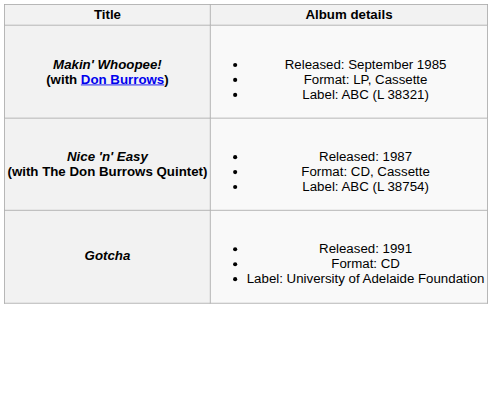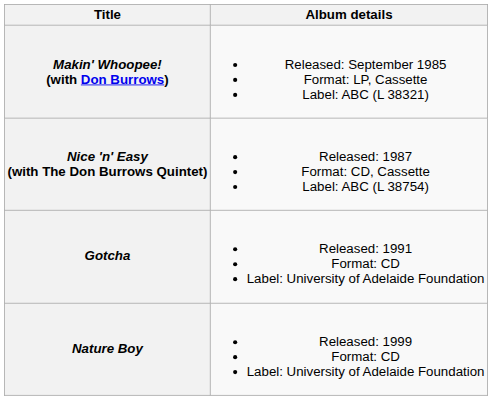+ row: (107, 349)
